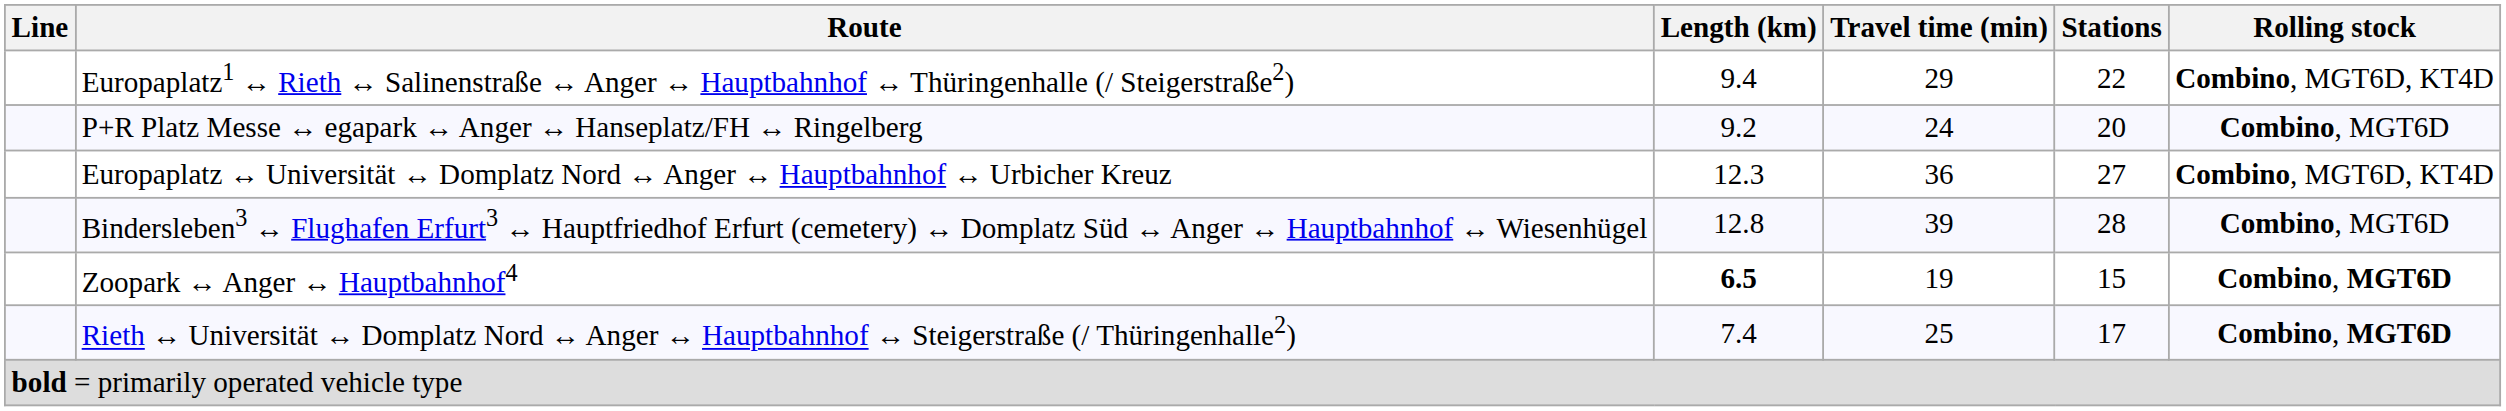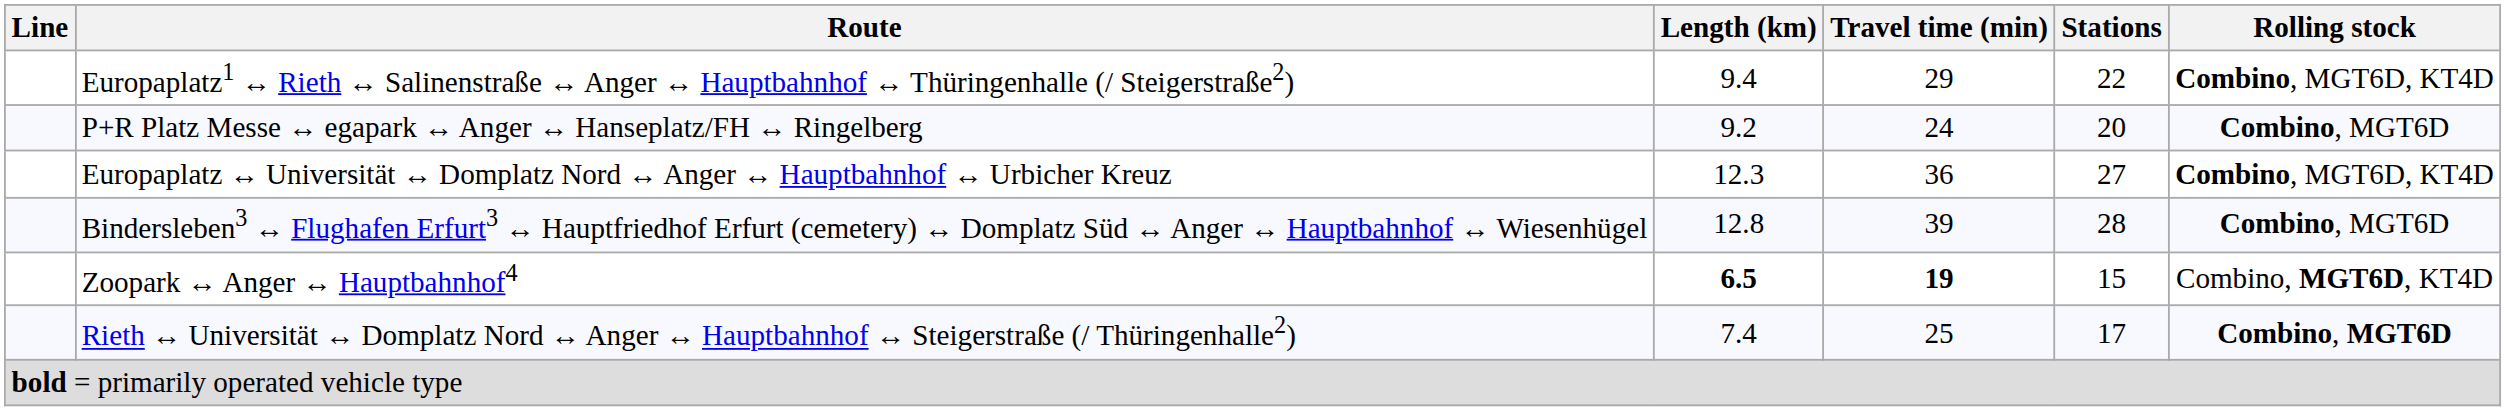(1939, 278) normal -> (1939, 278) bold
(2335, 278) Combino, MGT6D -> (2335, 278) Combino, MGT6D, KT4D
